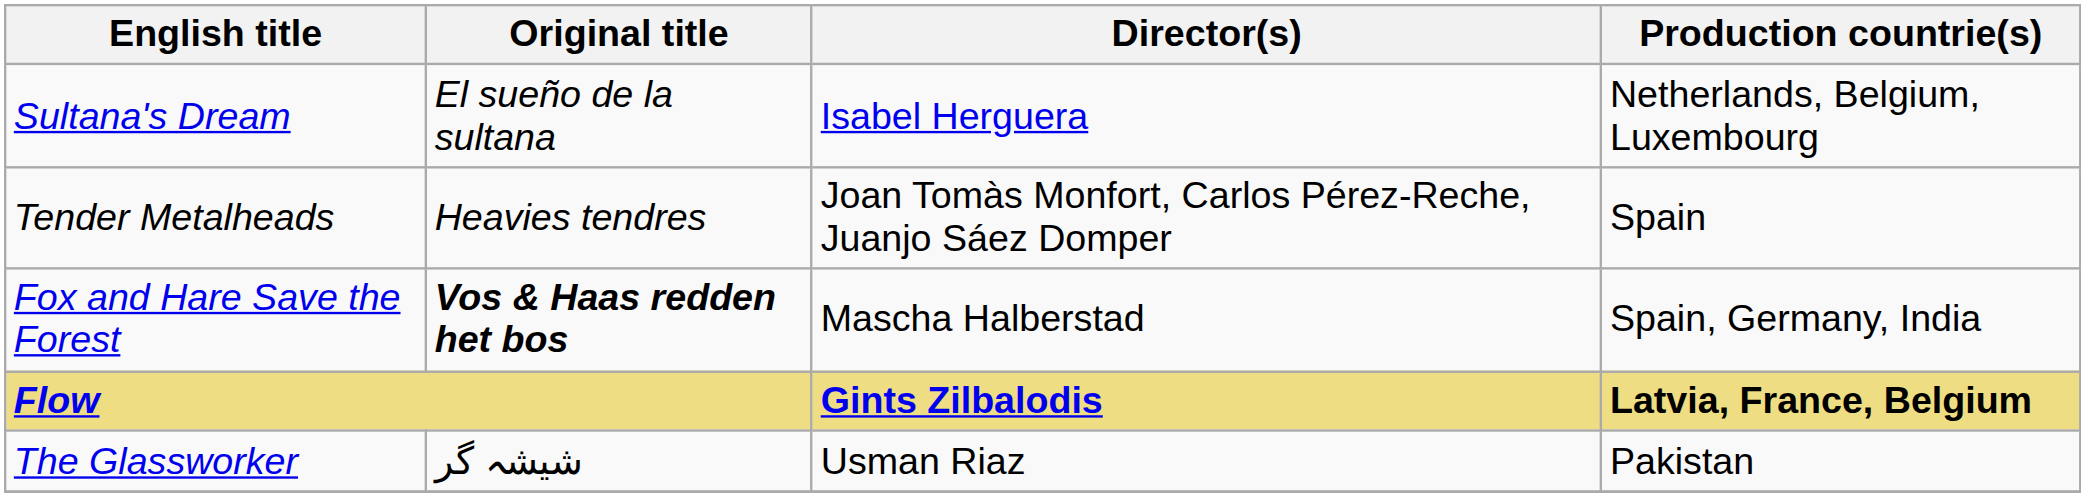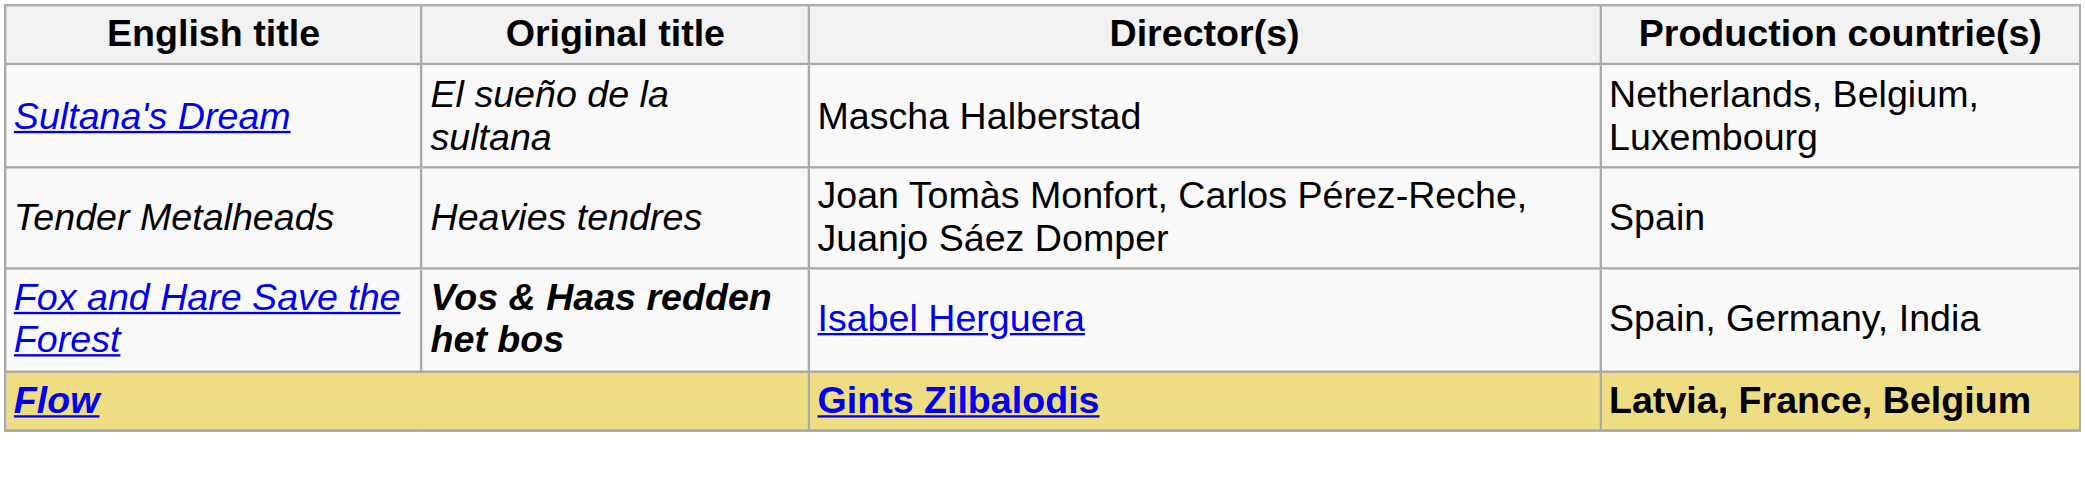(955, 115) Isabel Herguera -> (979, 115) Mascha Halberstad
(983, 318) Mascha Halberstad -> (951, 318) Isabel Herguera
- row: (156, 460)
